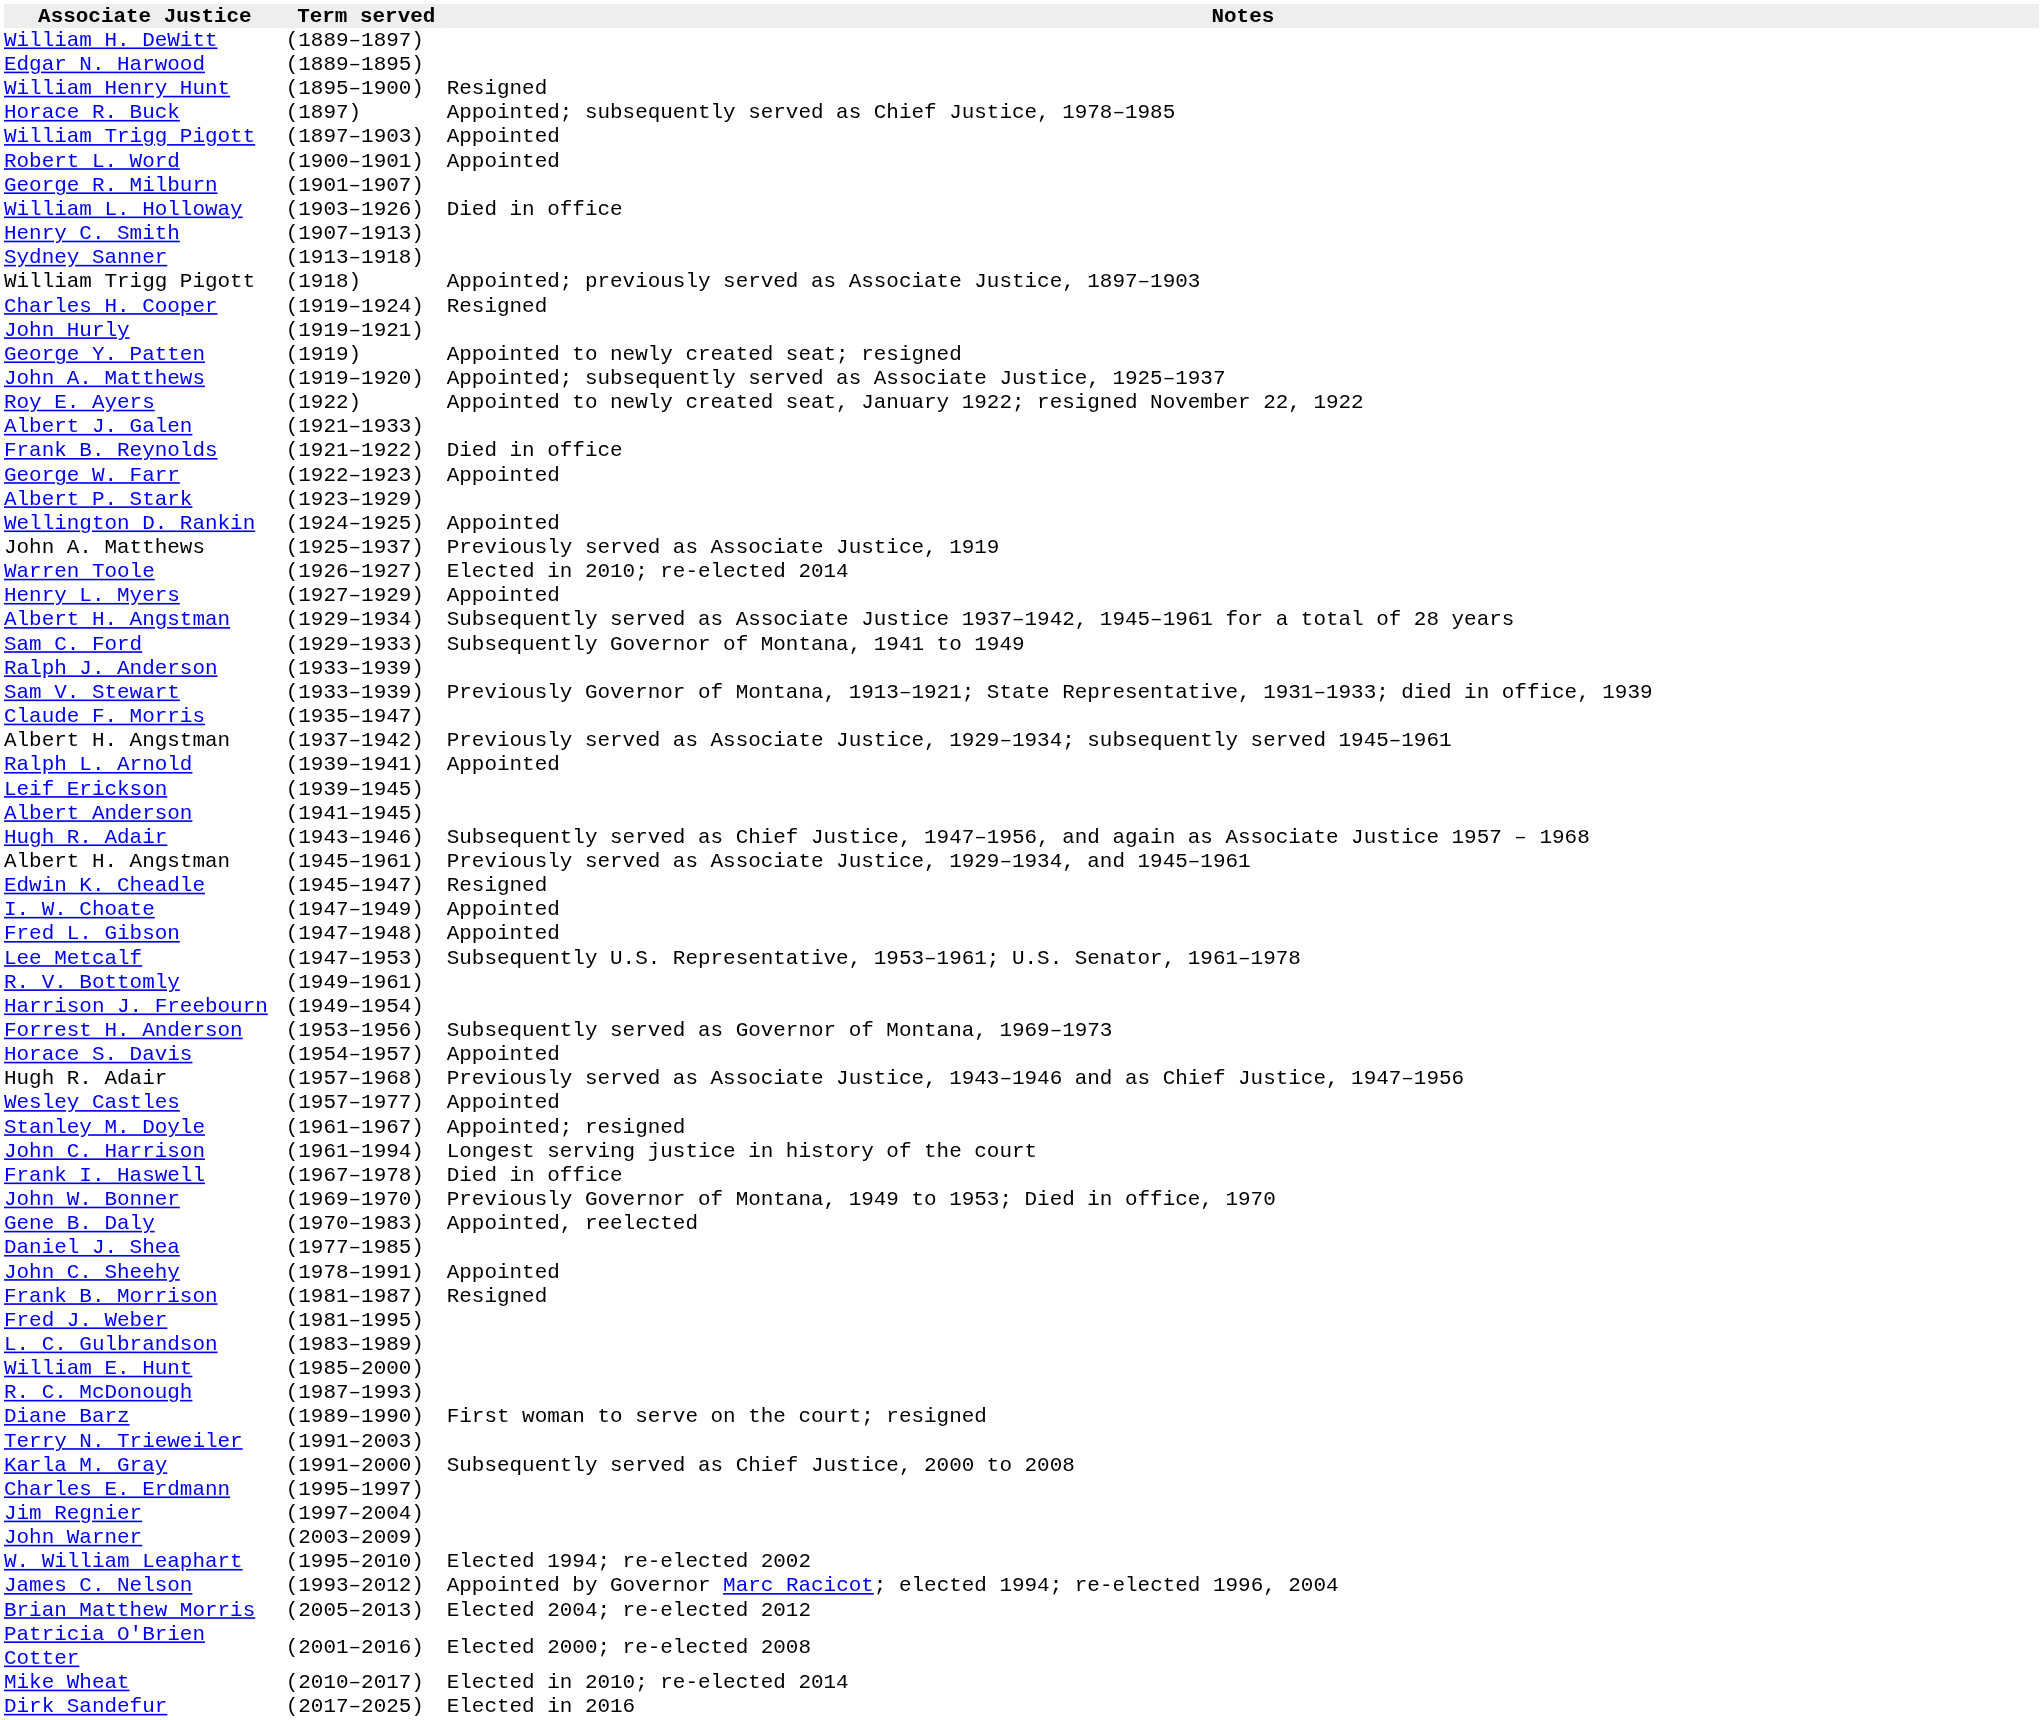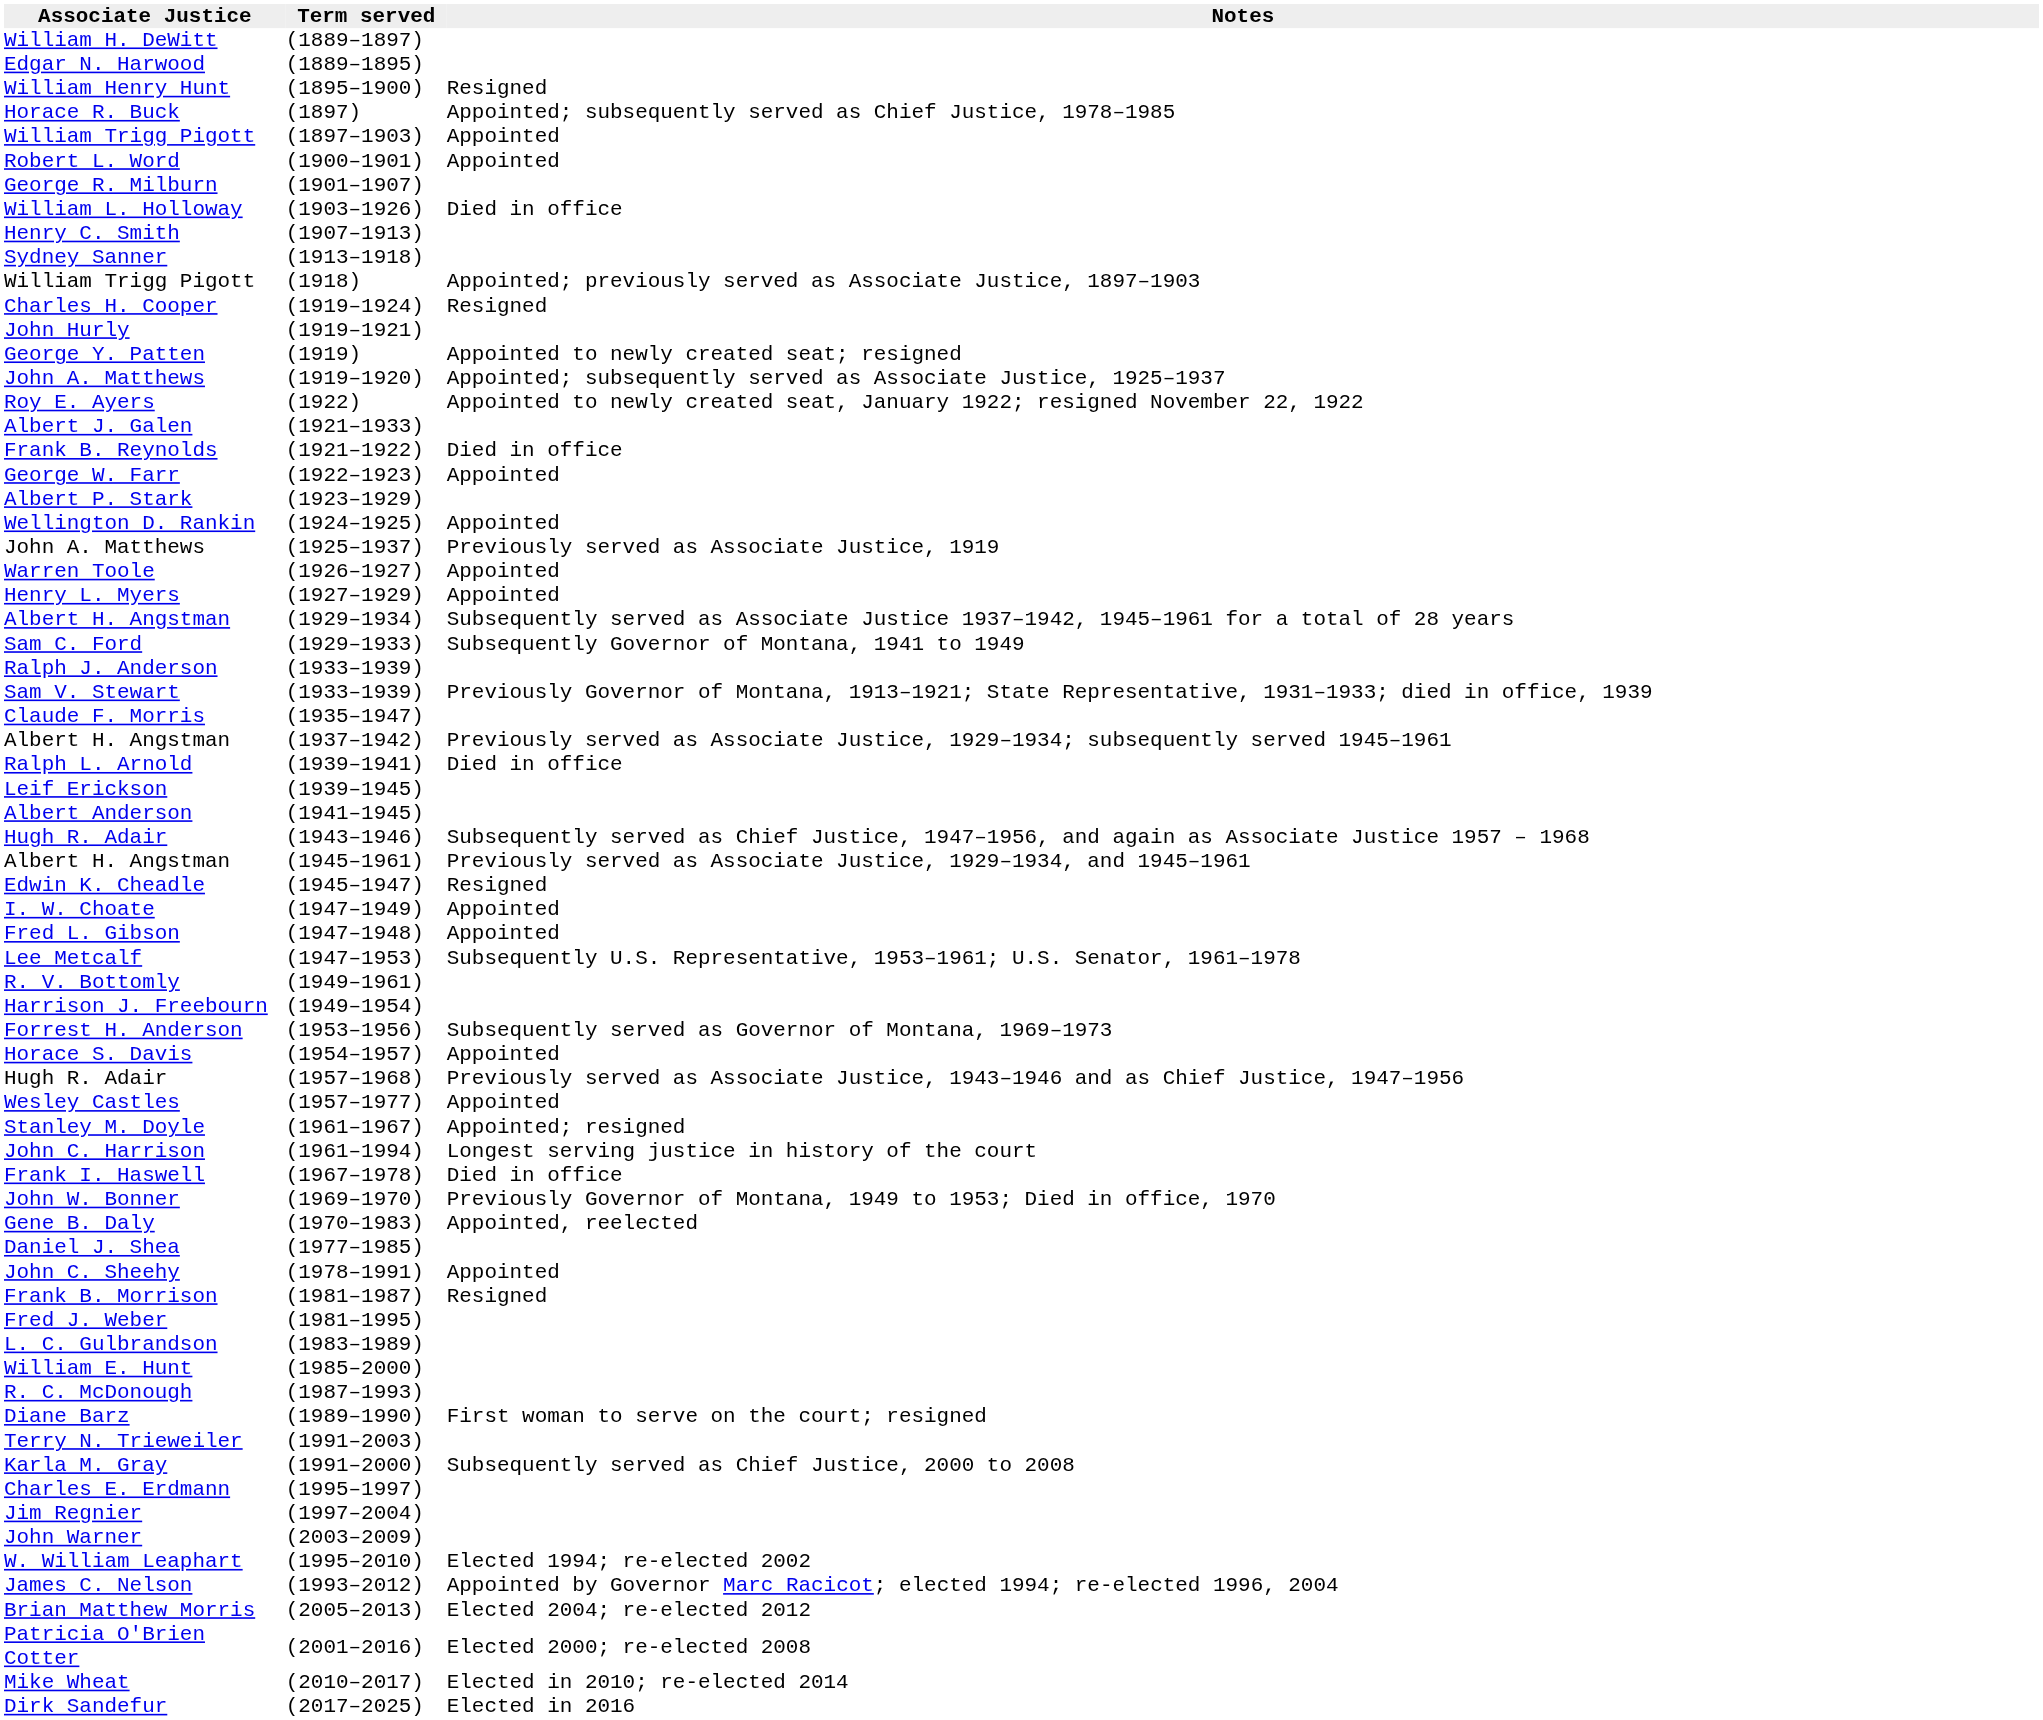(648, 572) Elected in 2010; re-elected 2014 -> (503, 572) Appointed
(503, 765) Appointed -> (535, 765) Died in office
